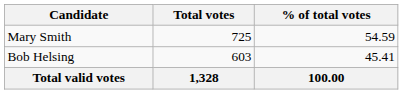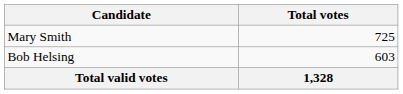- column: (326, 15)
